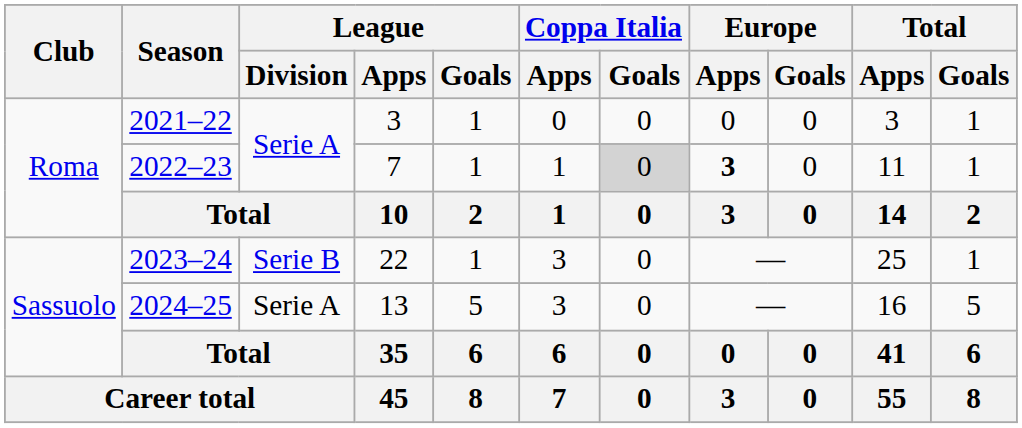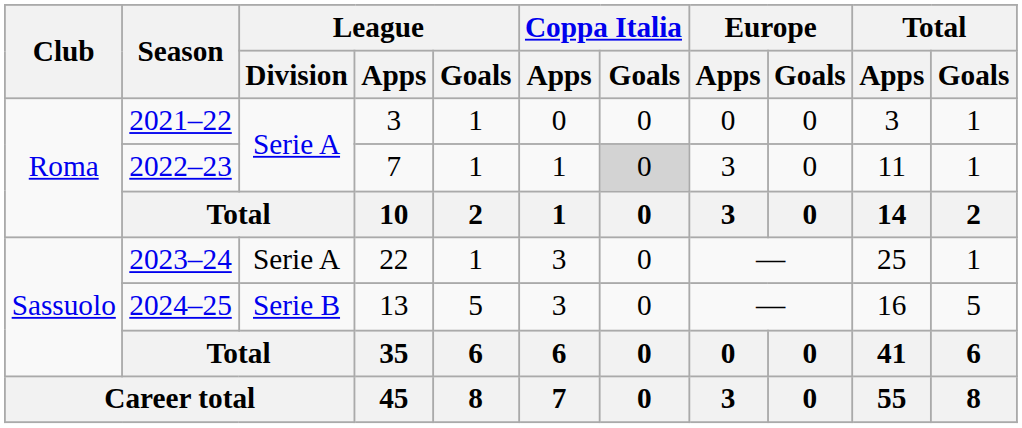(728, 167) bold -> (728, 167) normal
(297, 259) Serie B -> (297, 259) Serie A
(297, 306) Serie A -> (297, 306) Serie B
